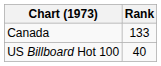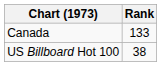(139, 52) 40 -> (139, 52) 38
